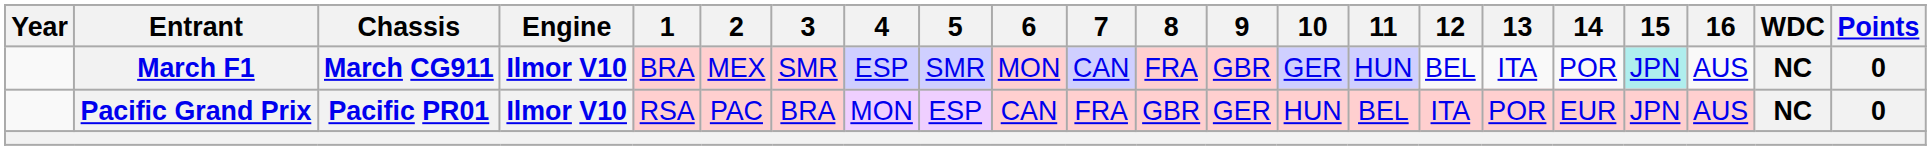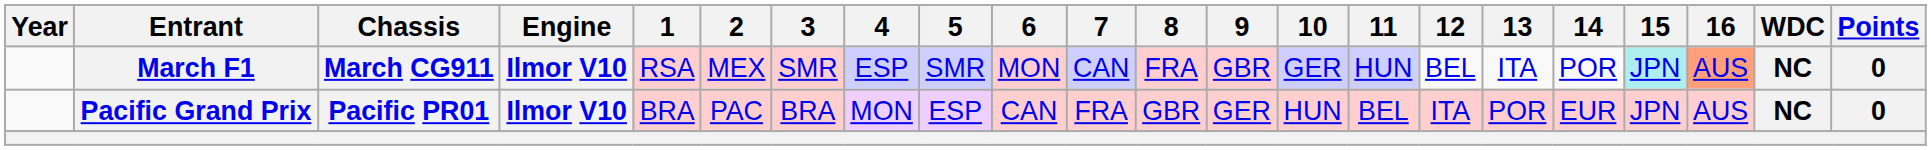(667, 68) BRA -> (667, 68) RSA
(1721, 68) no background -> (1721, 68) lightsalmon background
(667, 110) RSA -> (667, 110) BRA
